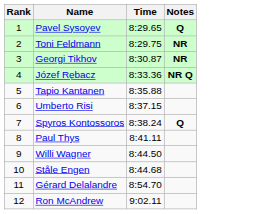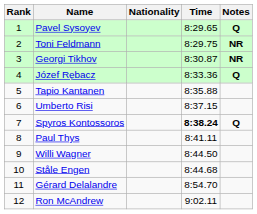+ column: (154, 12)
(180, 75) NR Q -> (236, 75) Q
(145, 122) normal -> (201, 122) bold
